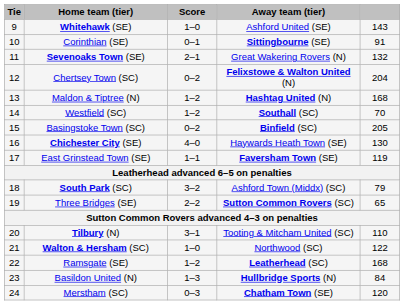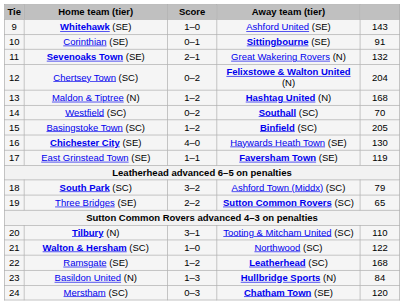(192, 113) 1–2 -> (192, 113) 0–2
(192, 128) 0–2 -> (192, 128) 1–2
